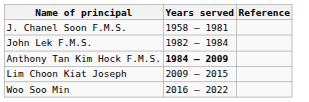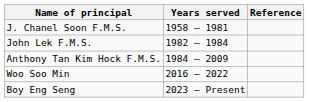(197, 58) bold -> (197, 58) normal
- row: (67, 74)
+ row: (41, 89)
